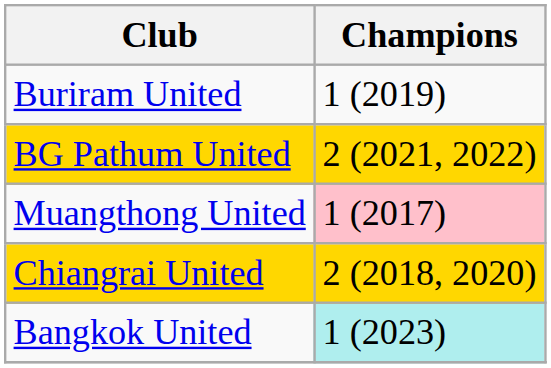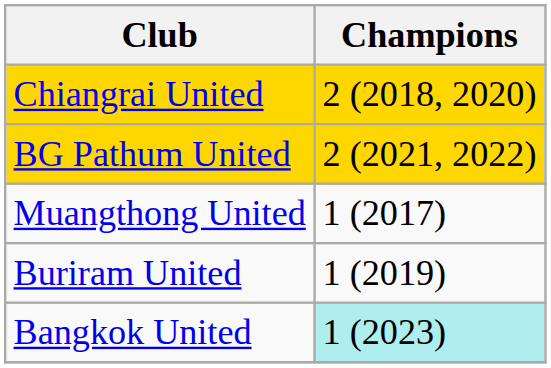rows swapped: (139, 273) <-> (128, 94)
(384, 213) pink background -> (384, 213) no background
